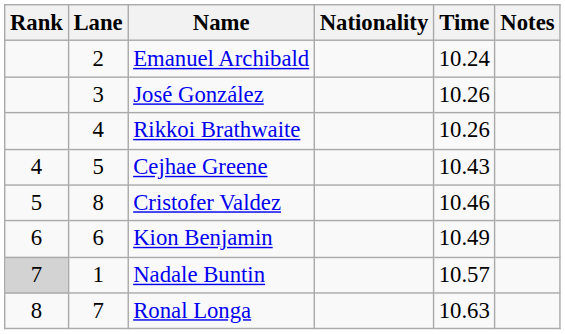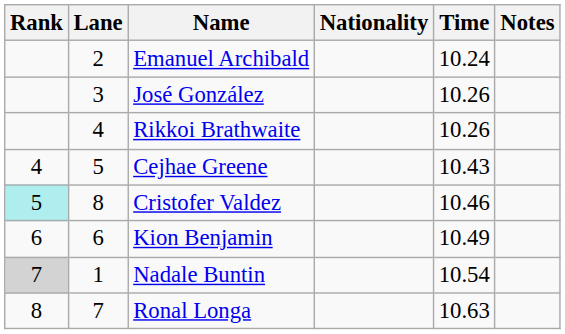(36, 202) no background -> (36, 202) paleturquoise background
(464, 274) 10.57 -> (464, 274) 10.54
